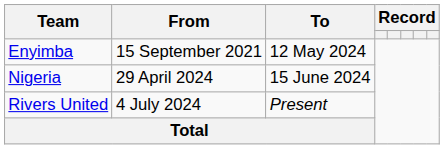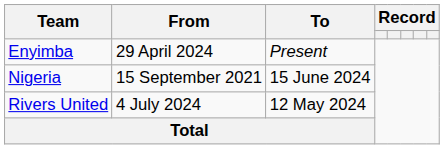(189, 51) 15 September 2021 -> (164, 51) 29 April 2024
(318, 51) 12 May 2024 -> (298, 51) Present
(164, 78) 29 April 2024 -> (189, 78) 15 September 2021
(298, 104) Present -> (318, 104) 12 May 2024
